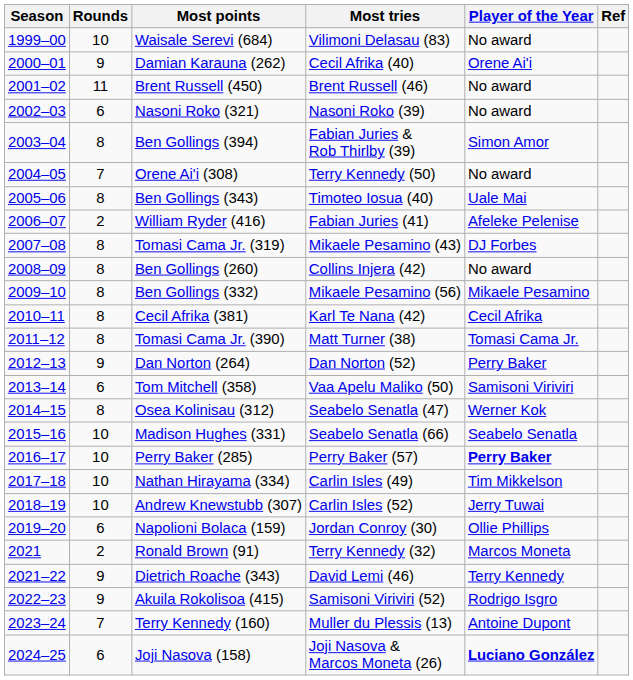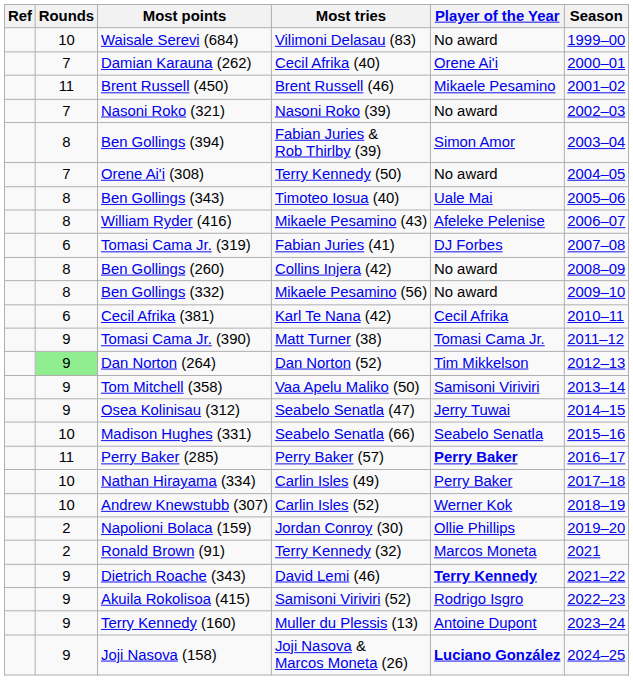columns swapped: (37, 16) <-> (613, 16)
(100, 63) 9 -> (66, 63) 7
(500, 87) No award -> (495, 87) Mikaele Pesamino
(100, 110) 6 -> (66, 110) 7
(100, 221) 2 -> (66, 221) 8
(369, 221) Fabian Juries (41) -> (351, 221) Mikaele Pesamino (43)
(100, 245) 8 -> (66, 245) 6
(385, 245) Mikaele Pesamino (43) -> (335, 245) Fabian Juries (41)
(529, 292) Mikaele Pesamino -> (466, 292) No award
(100, 316) 8 -> (66, 316) 6
(100, 339) 8 -> (66, 339) 9
(100, 363) no background -> (66, 363) lightgreen background
(507, 363) Perry Baker -> (481, 363) Tim Mikkelson
(100, 387) 6 -> (66, 387) 9
(100, 410) 8 -> (66, 410) 9
(507, 410) Werner Kok -> (472, 410) Jerry Tuwai
(100, 457) 10 -> (66, 457) 11
(515, 481) Tim Mikkelson -> (473, 481) Perry Baker
(506, 505) Jerry Tuwai -> (473, 505) Werner Kok
(100, 528) 6 -> (66, 528) 2
(516, 575) normal -> (486, 575) bold
(100, 623) 7 -> (66, 623) 9
(100, 654) 6 -> (66, 654) 9
